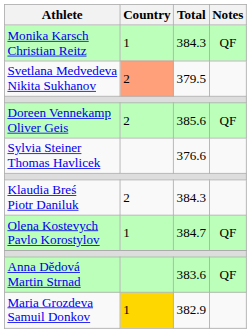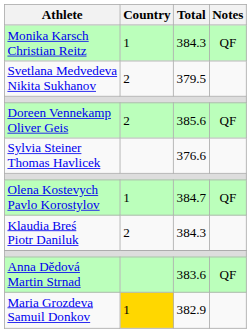(126, 78) lightsalmon background -> (126, 78) no background
rows swapped: (43, 197) <-> (54, 233)
